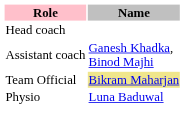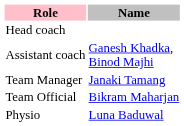+ row: (44, 79)
(134, 79) khaki background -> (134, 97) no background
